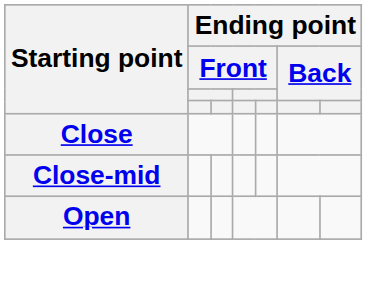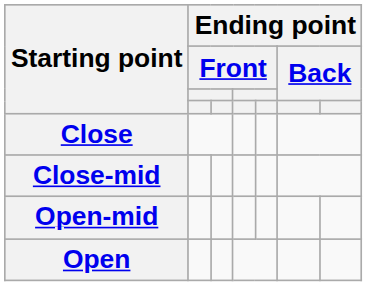+ row: (97, 217)
